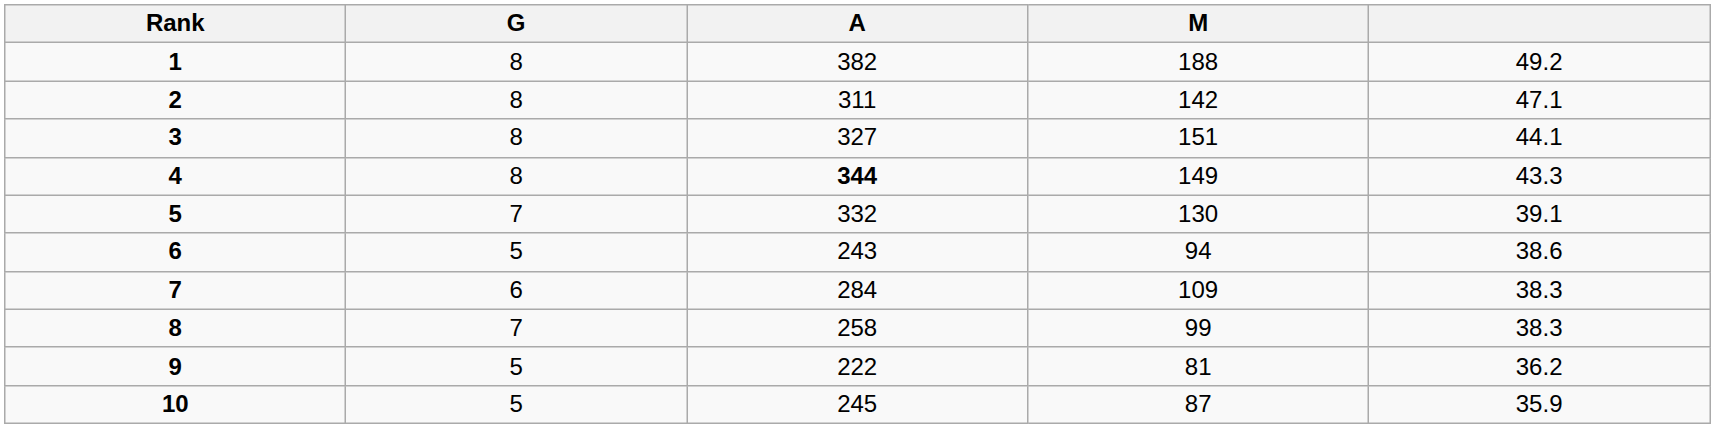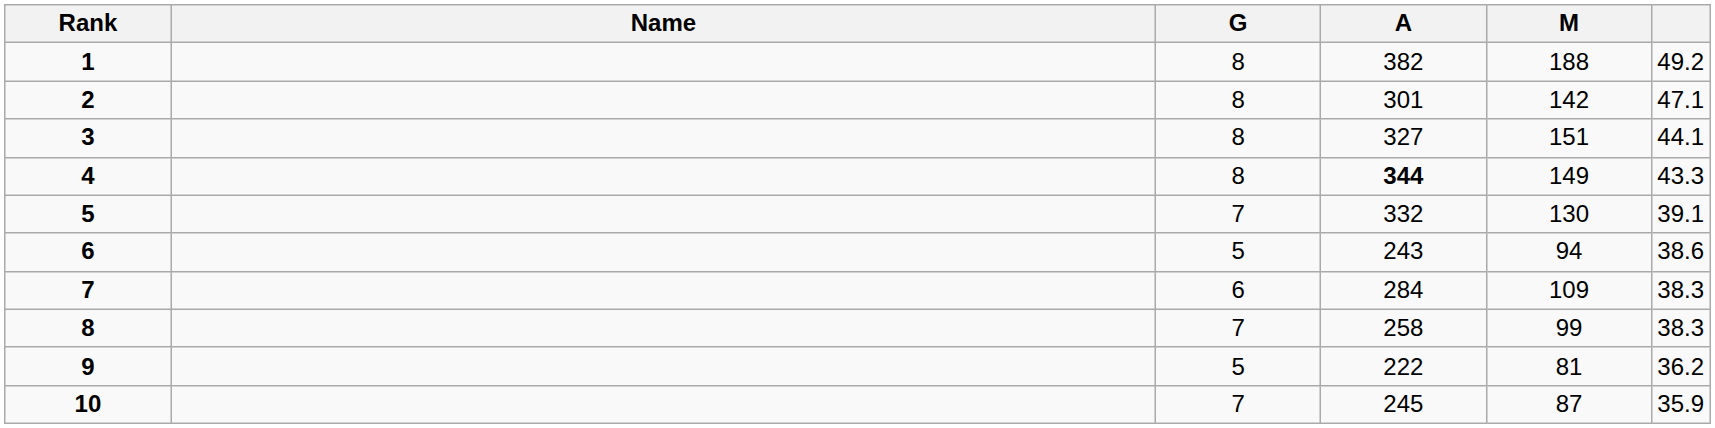+ column: (663, 23)
(857, 99) 311 -> (1403, 99) 301
(516, 404) 5 -> (1238, 404) 7
